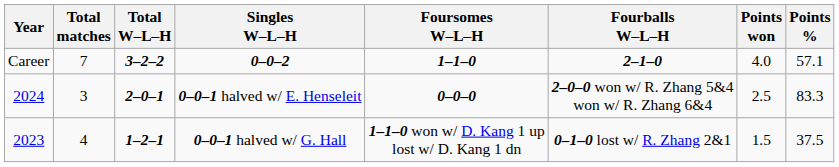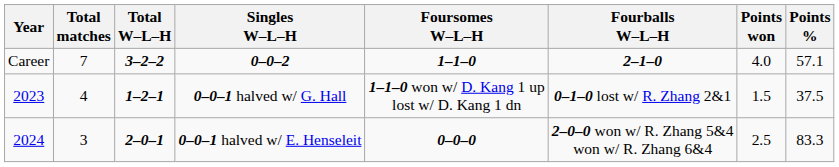rows swapped: (270, 140) <-> (270, 96)
